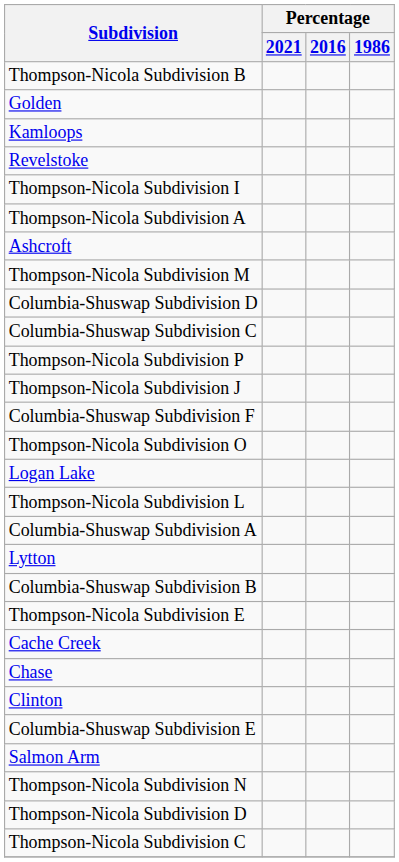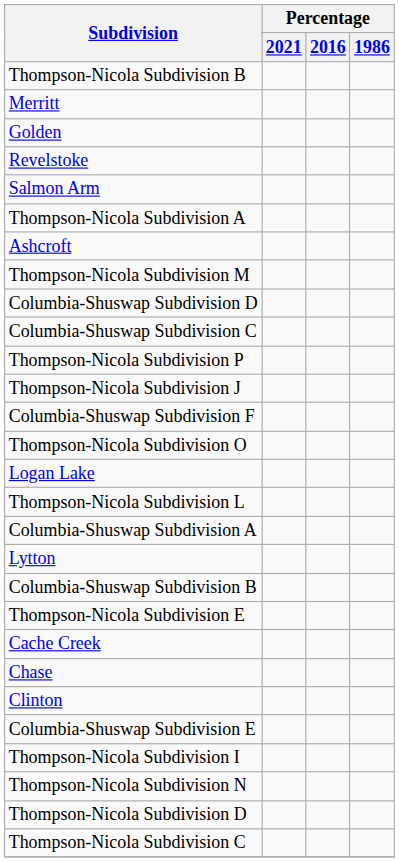+ row: (34, 103)
- row: (46, 132)
rows swapped: (54, 757) <-> (124, 189)
